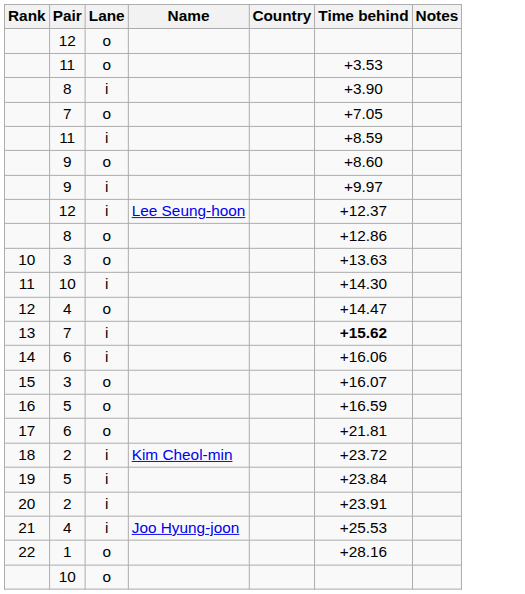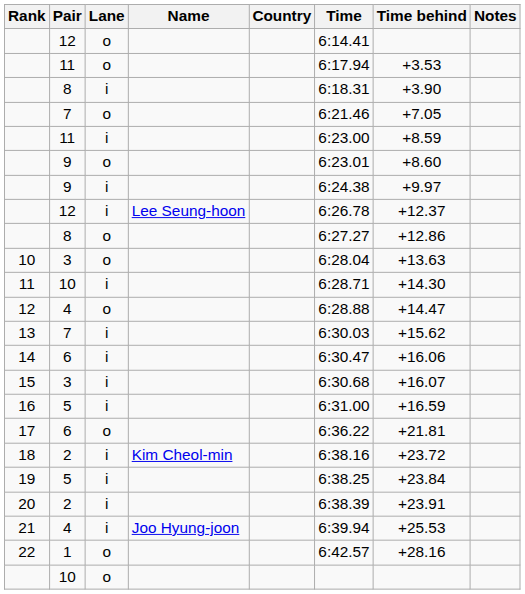+ column: (344, 16)
(363, 333) bold -> (422, 333) normal
(107, 382) o -> (107, 382) i
(107, 406) o -> (107, 406) i
